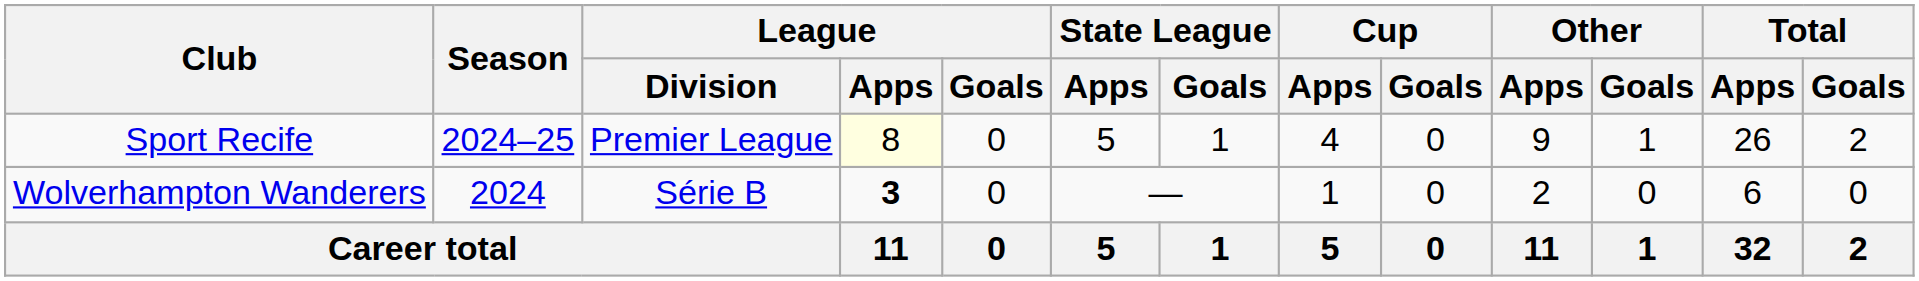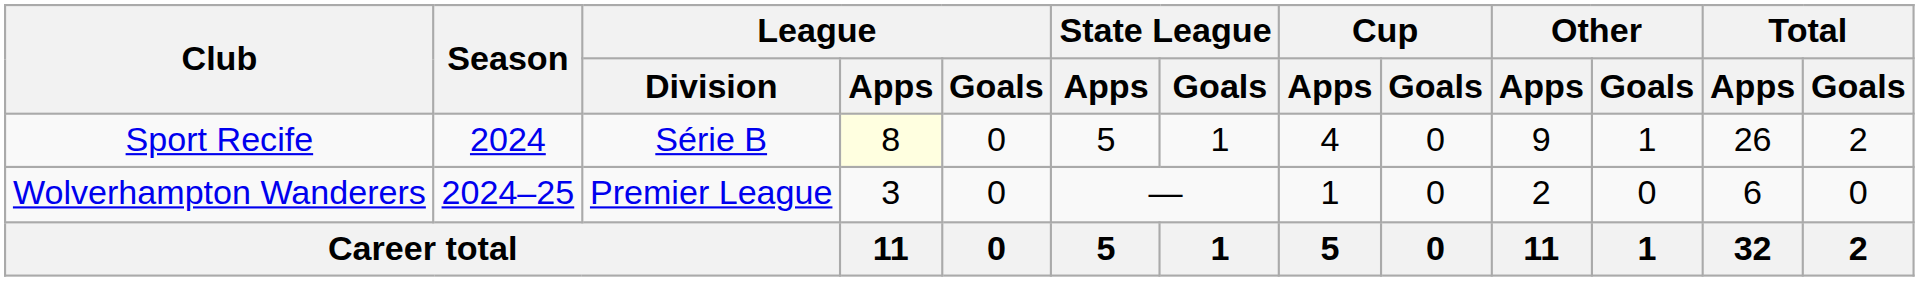(508, 139) 2024–25 -> (508, 139) 2024
(711, 139) Premier League -> (711, 139) Série B
(508, 193) 2024 -> (508, 193) 2024–25
(711, 193) Série B -> (711, 193) Premier League
(891, 193) bold -> (891, 193) normal
